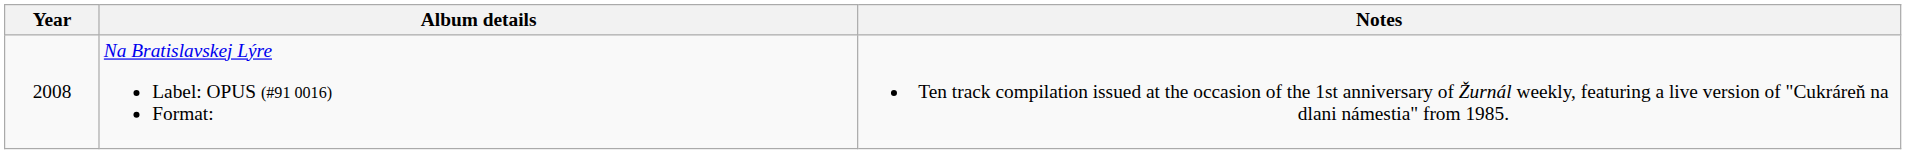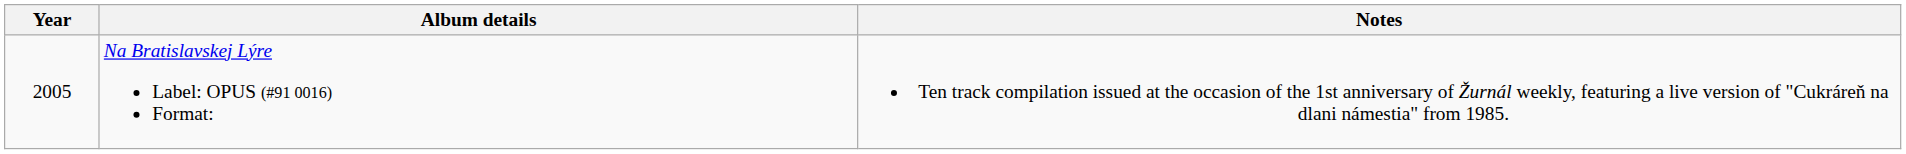(52, 91) 2008 -> (52, 91) 2005
